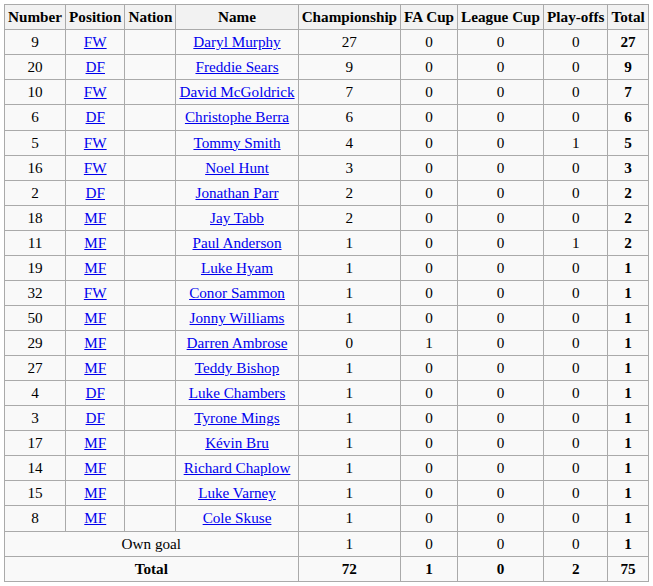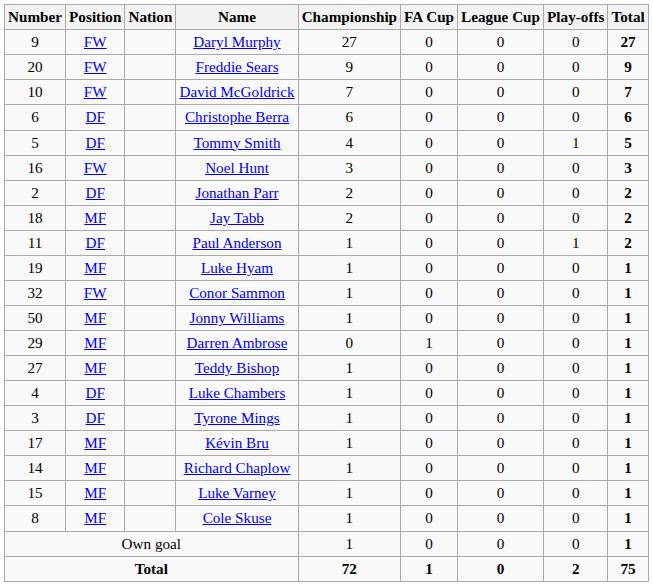(95, 67) DF -> (95, 67) FW
(95, 142) FW -> (95, 142) DF
(95, 242) MF -> (95, 242) DF
